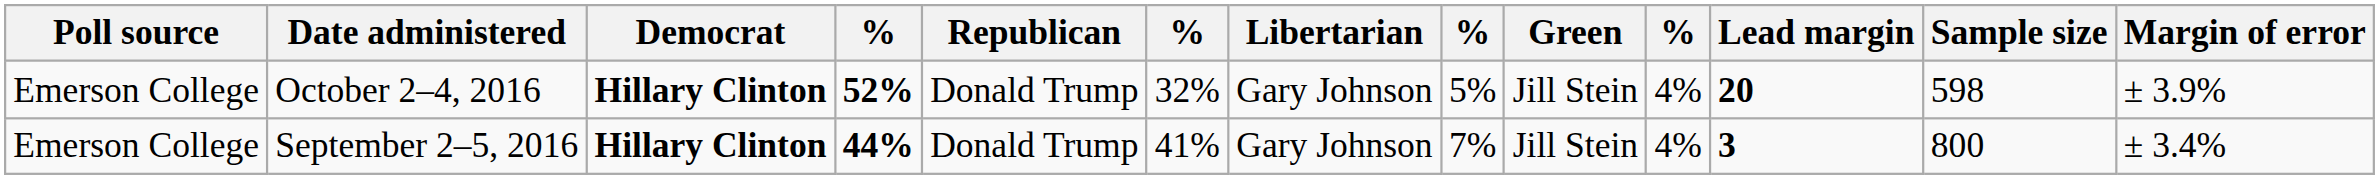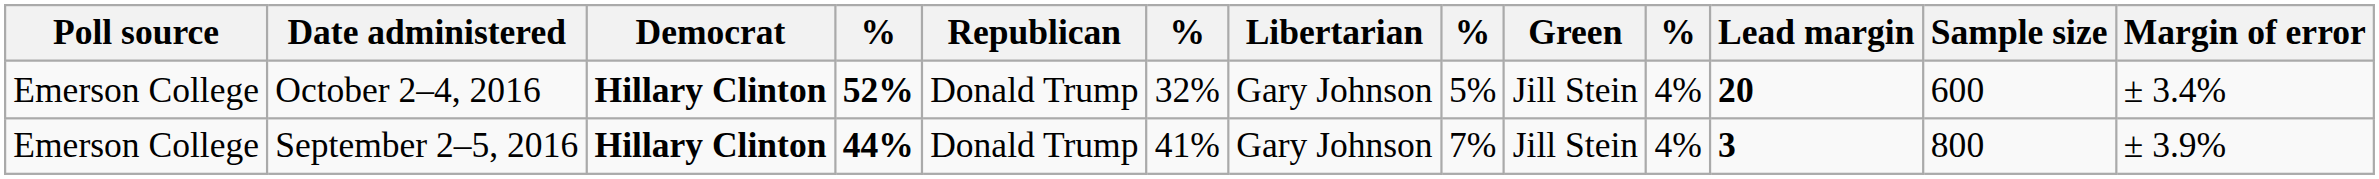(1957, 88) 598 -> (1957, 88) 600
(2175, 88) ± 3.9% -> (2175, 88) ± 3.4%
(2175, 145) ± 3.4% -> (2175, 145) ± 3.9%
